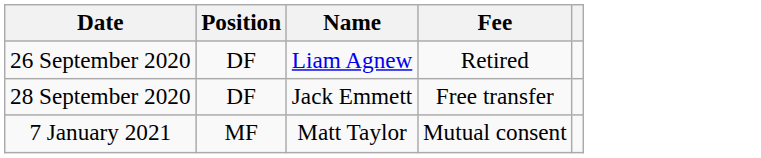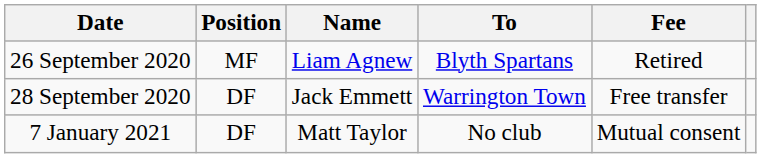+ column: (504, 22)
(241, 59) DF -> (241, 59) MF
(241, 133) MF -> (241, 133) DF
